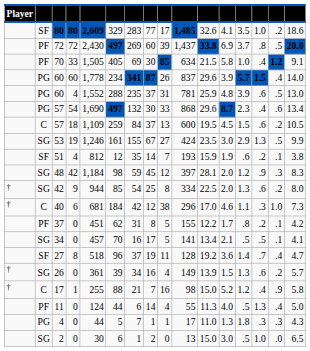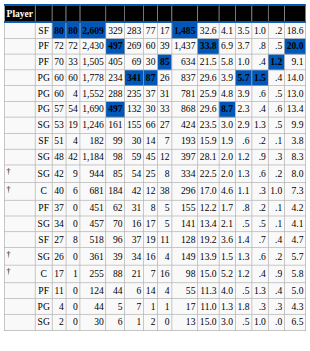- row: (59, 125)
(151, 141) 67 -> (151, 125) 66
(97, 157) 812 -> (97, 141) 182
(118, 157) 12 -> (118, 141) 99
(137, 157) 35 -> (137, 141) 30
